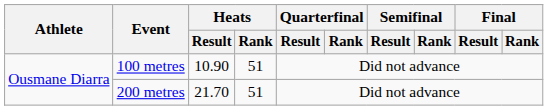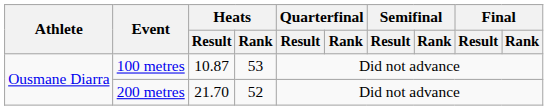(212, 67) 10.90 -> (212, 67) 10.87
(256, 67) 51 -> (256, 67) 53
(256, 92) 51 -> (256, 92) 52
